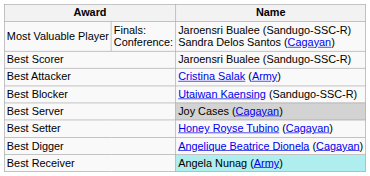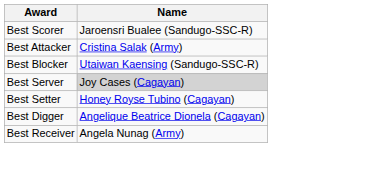- row: (58, 36)
(230, 163) paleturquoise background -> (132, 133) no background
